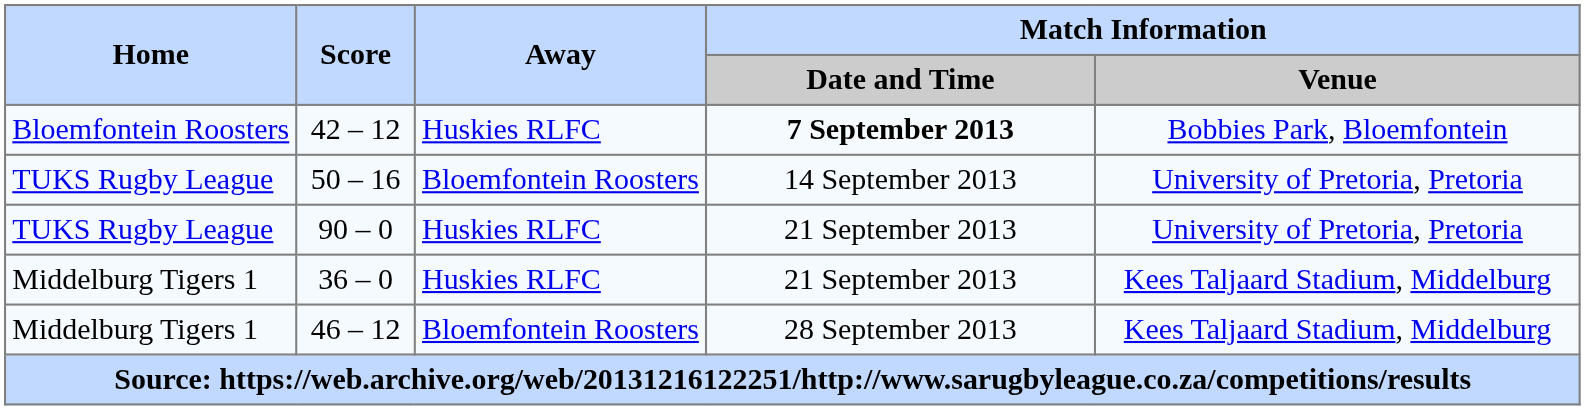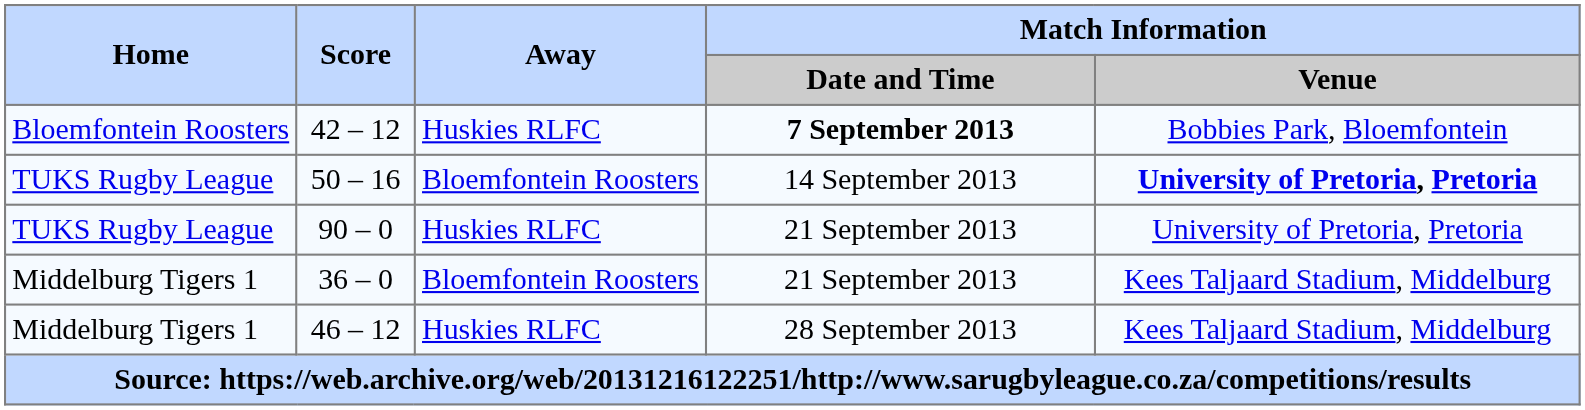(1338, 179) normal -> (1338, 179) bold
(511, 279) Huskies RLFC -> (560, 279) Bloemfontein Roosters
(560, 328) Bloemfontein Roosters -> (511, 328) Huskies RLFC
